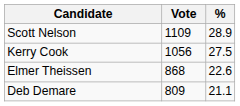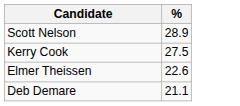- column: (184, 14)
